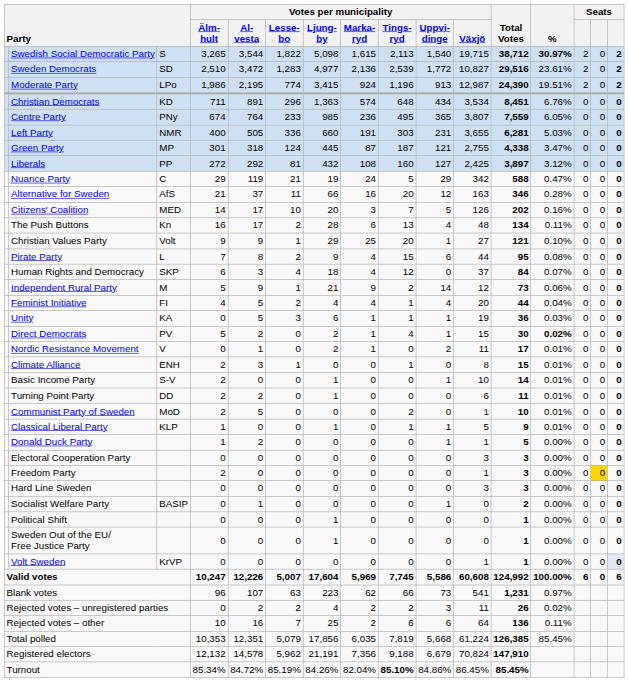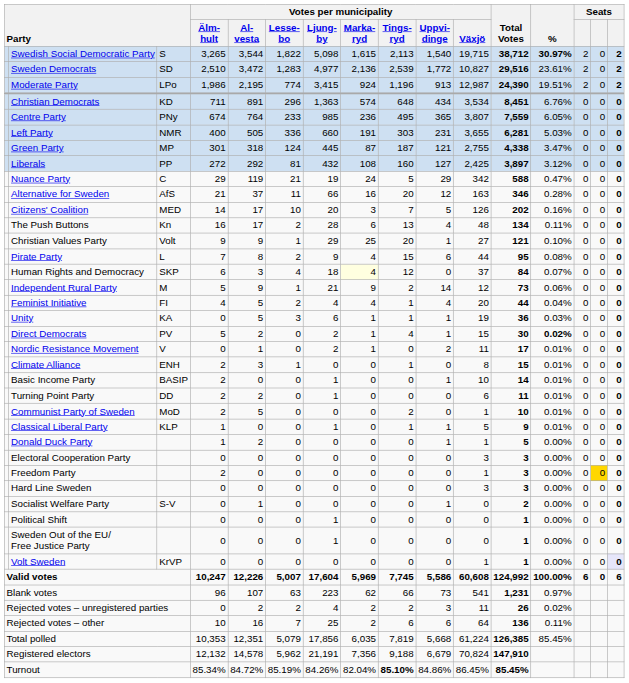(373, 272) no background -> (373, 272) lightyellow background
(167, 380) S-V -> (174, 380) BASIP
(174, 504) BASIP -> (167, 504) S-V
